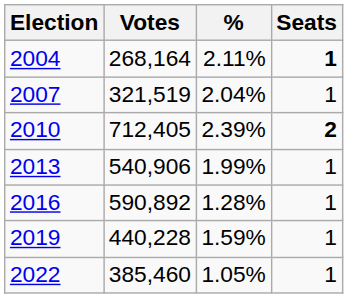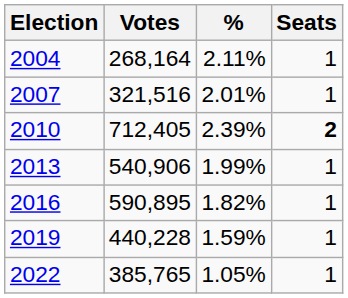(331, 58) bold -> (331, 58) normal
(150, 94) 321,519 -> (150, 94) 321,516
(234, 94) 2.04% -> (234, 94) 2.01%
(150, 202) 590,892 -> (150, 202) 590,895
(234, 202) 1.28% -> (234, 202) 1.82%
(150, 274) 385,460 -> (150, 274) 385,765
